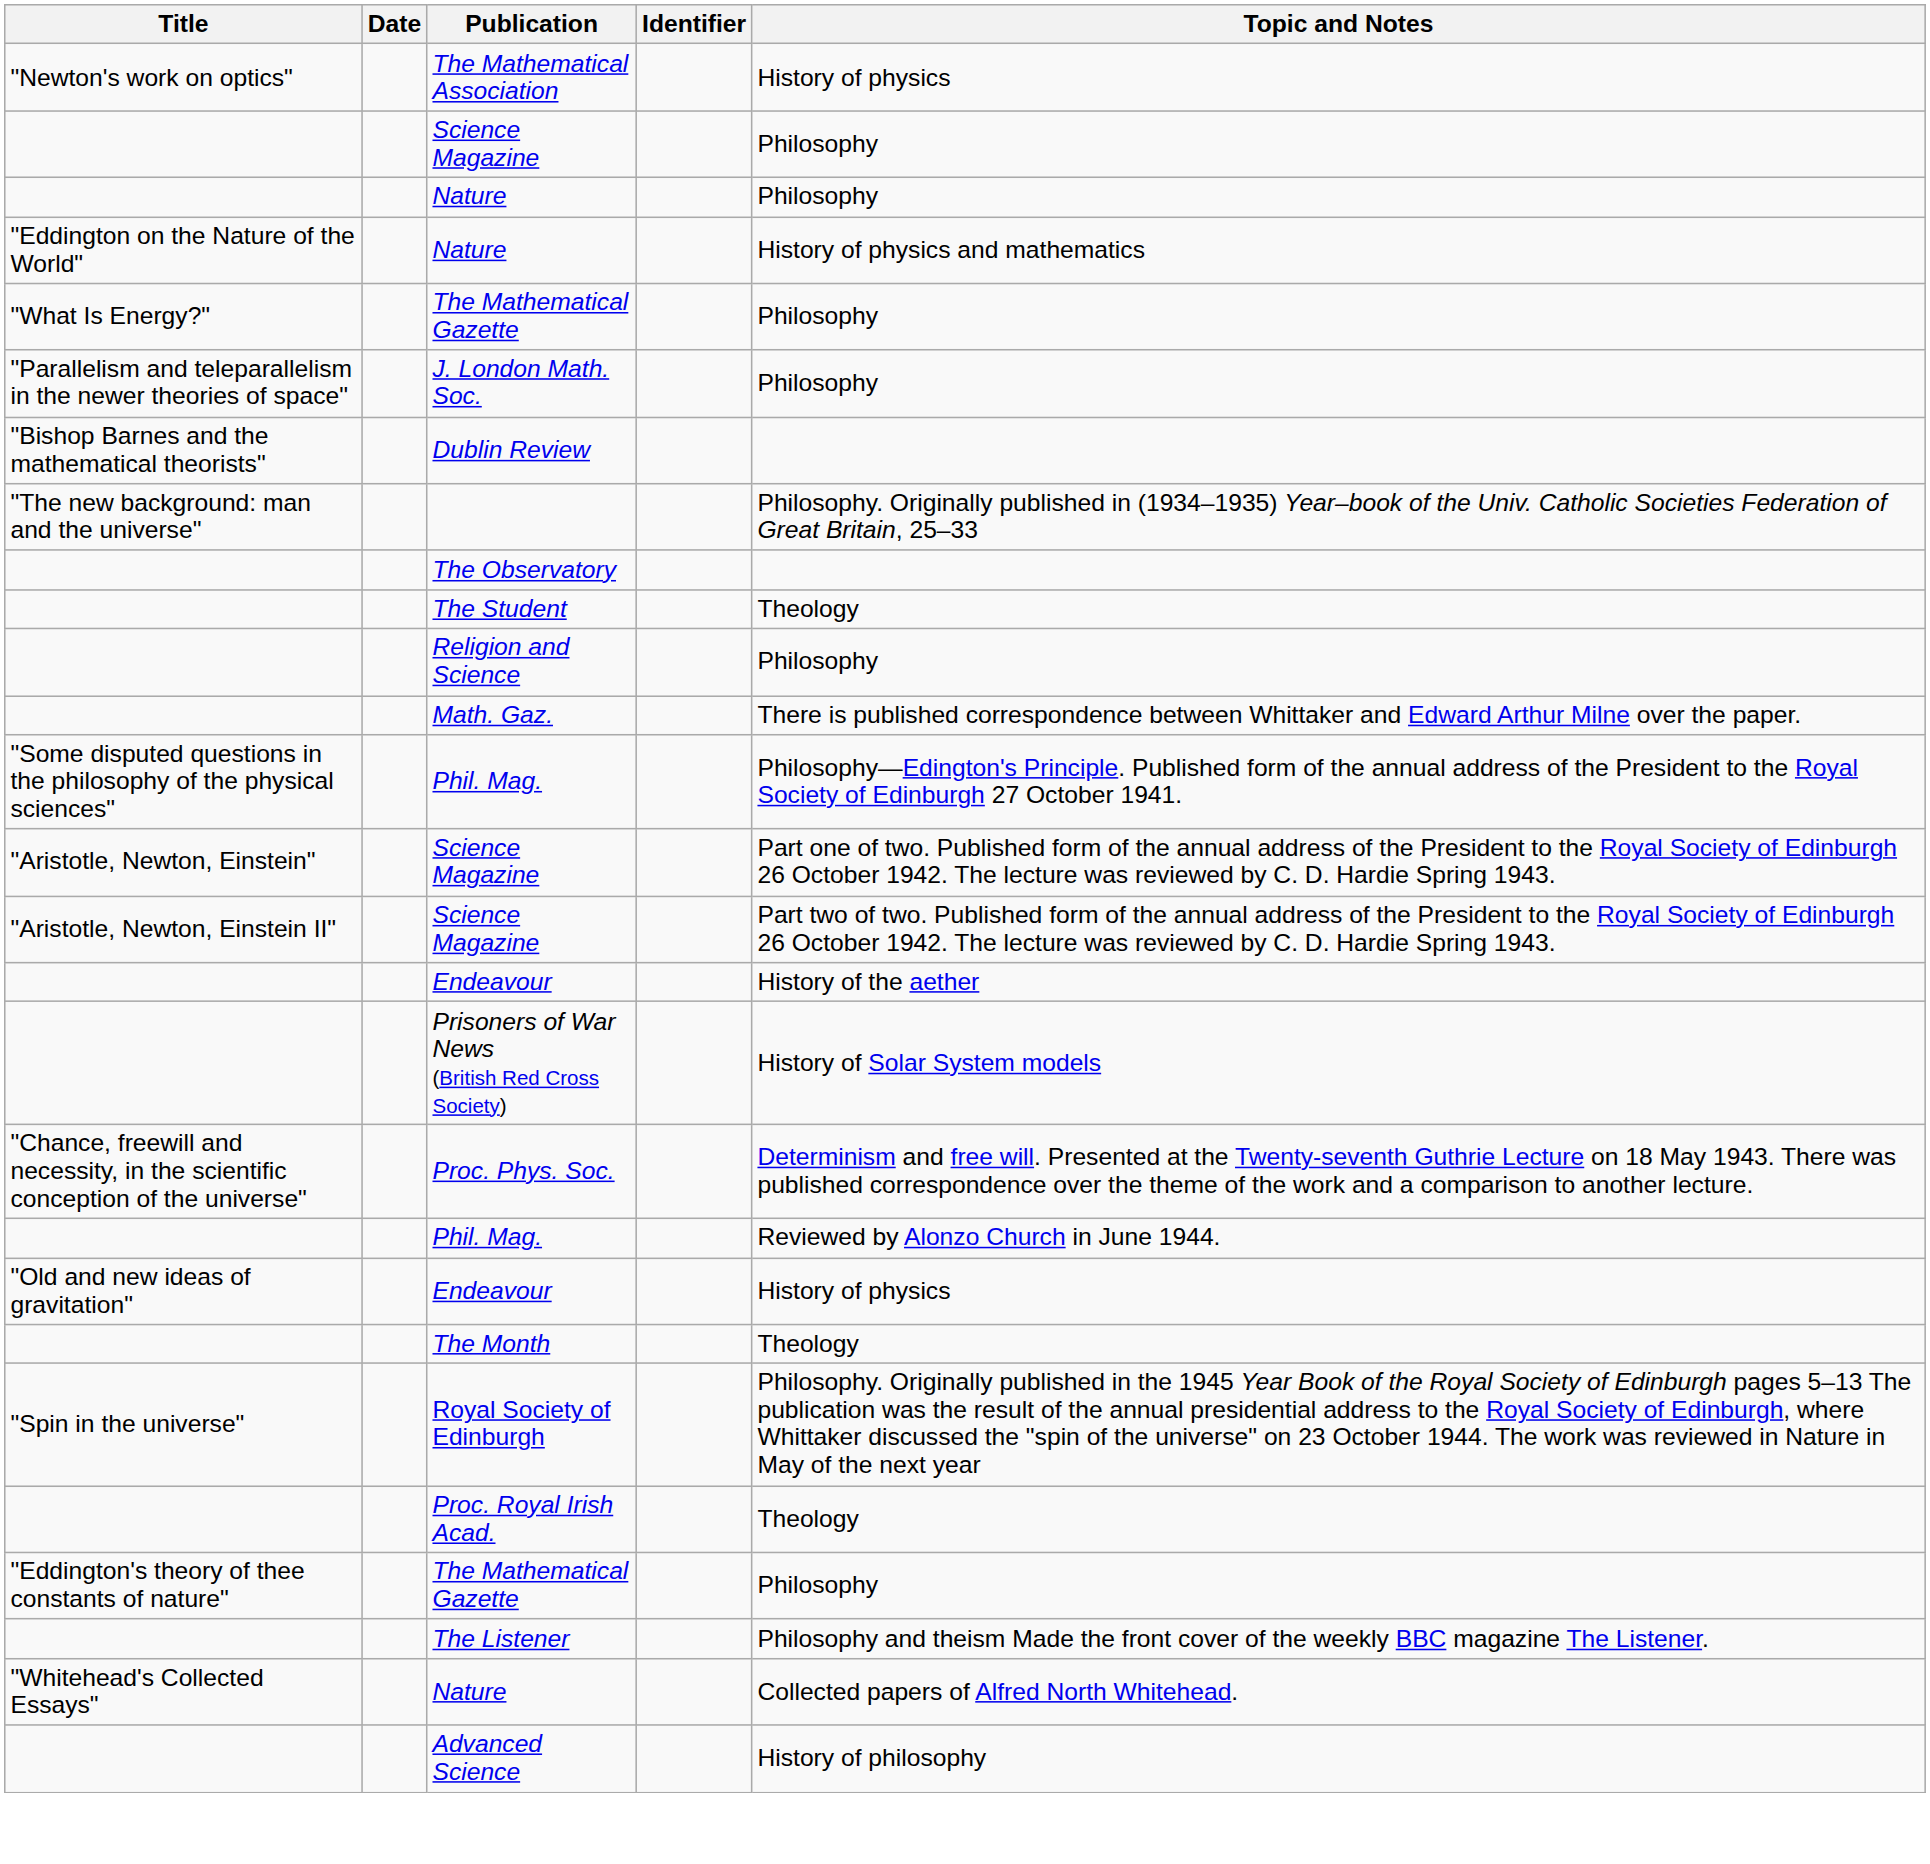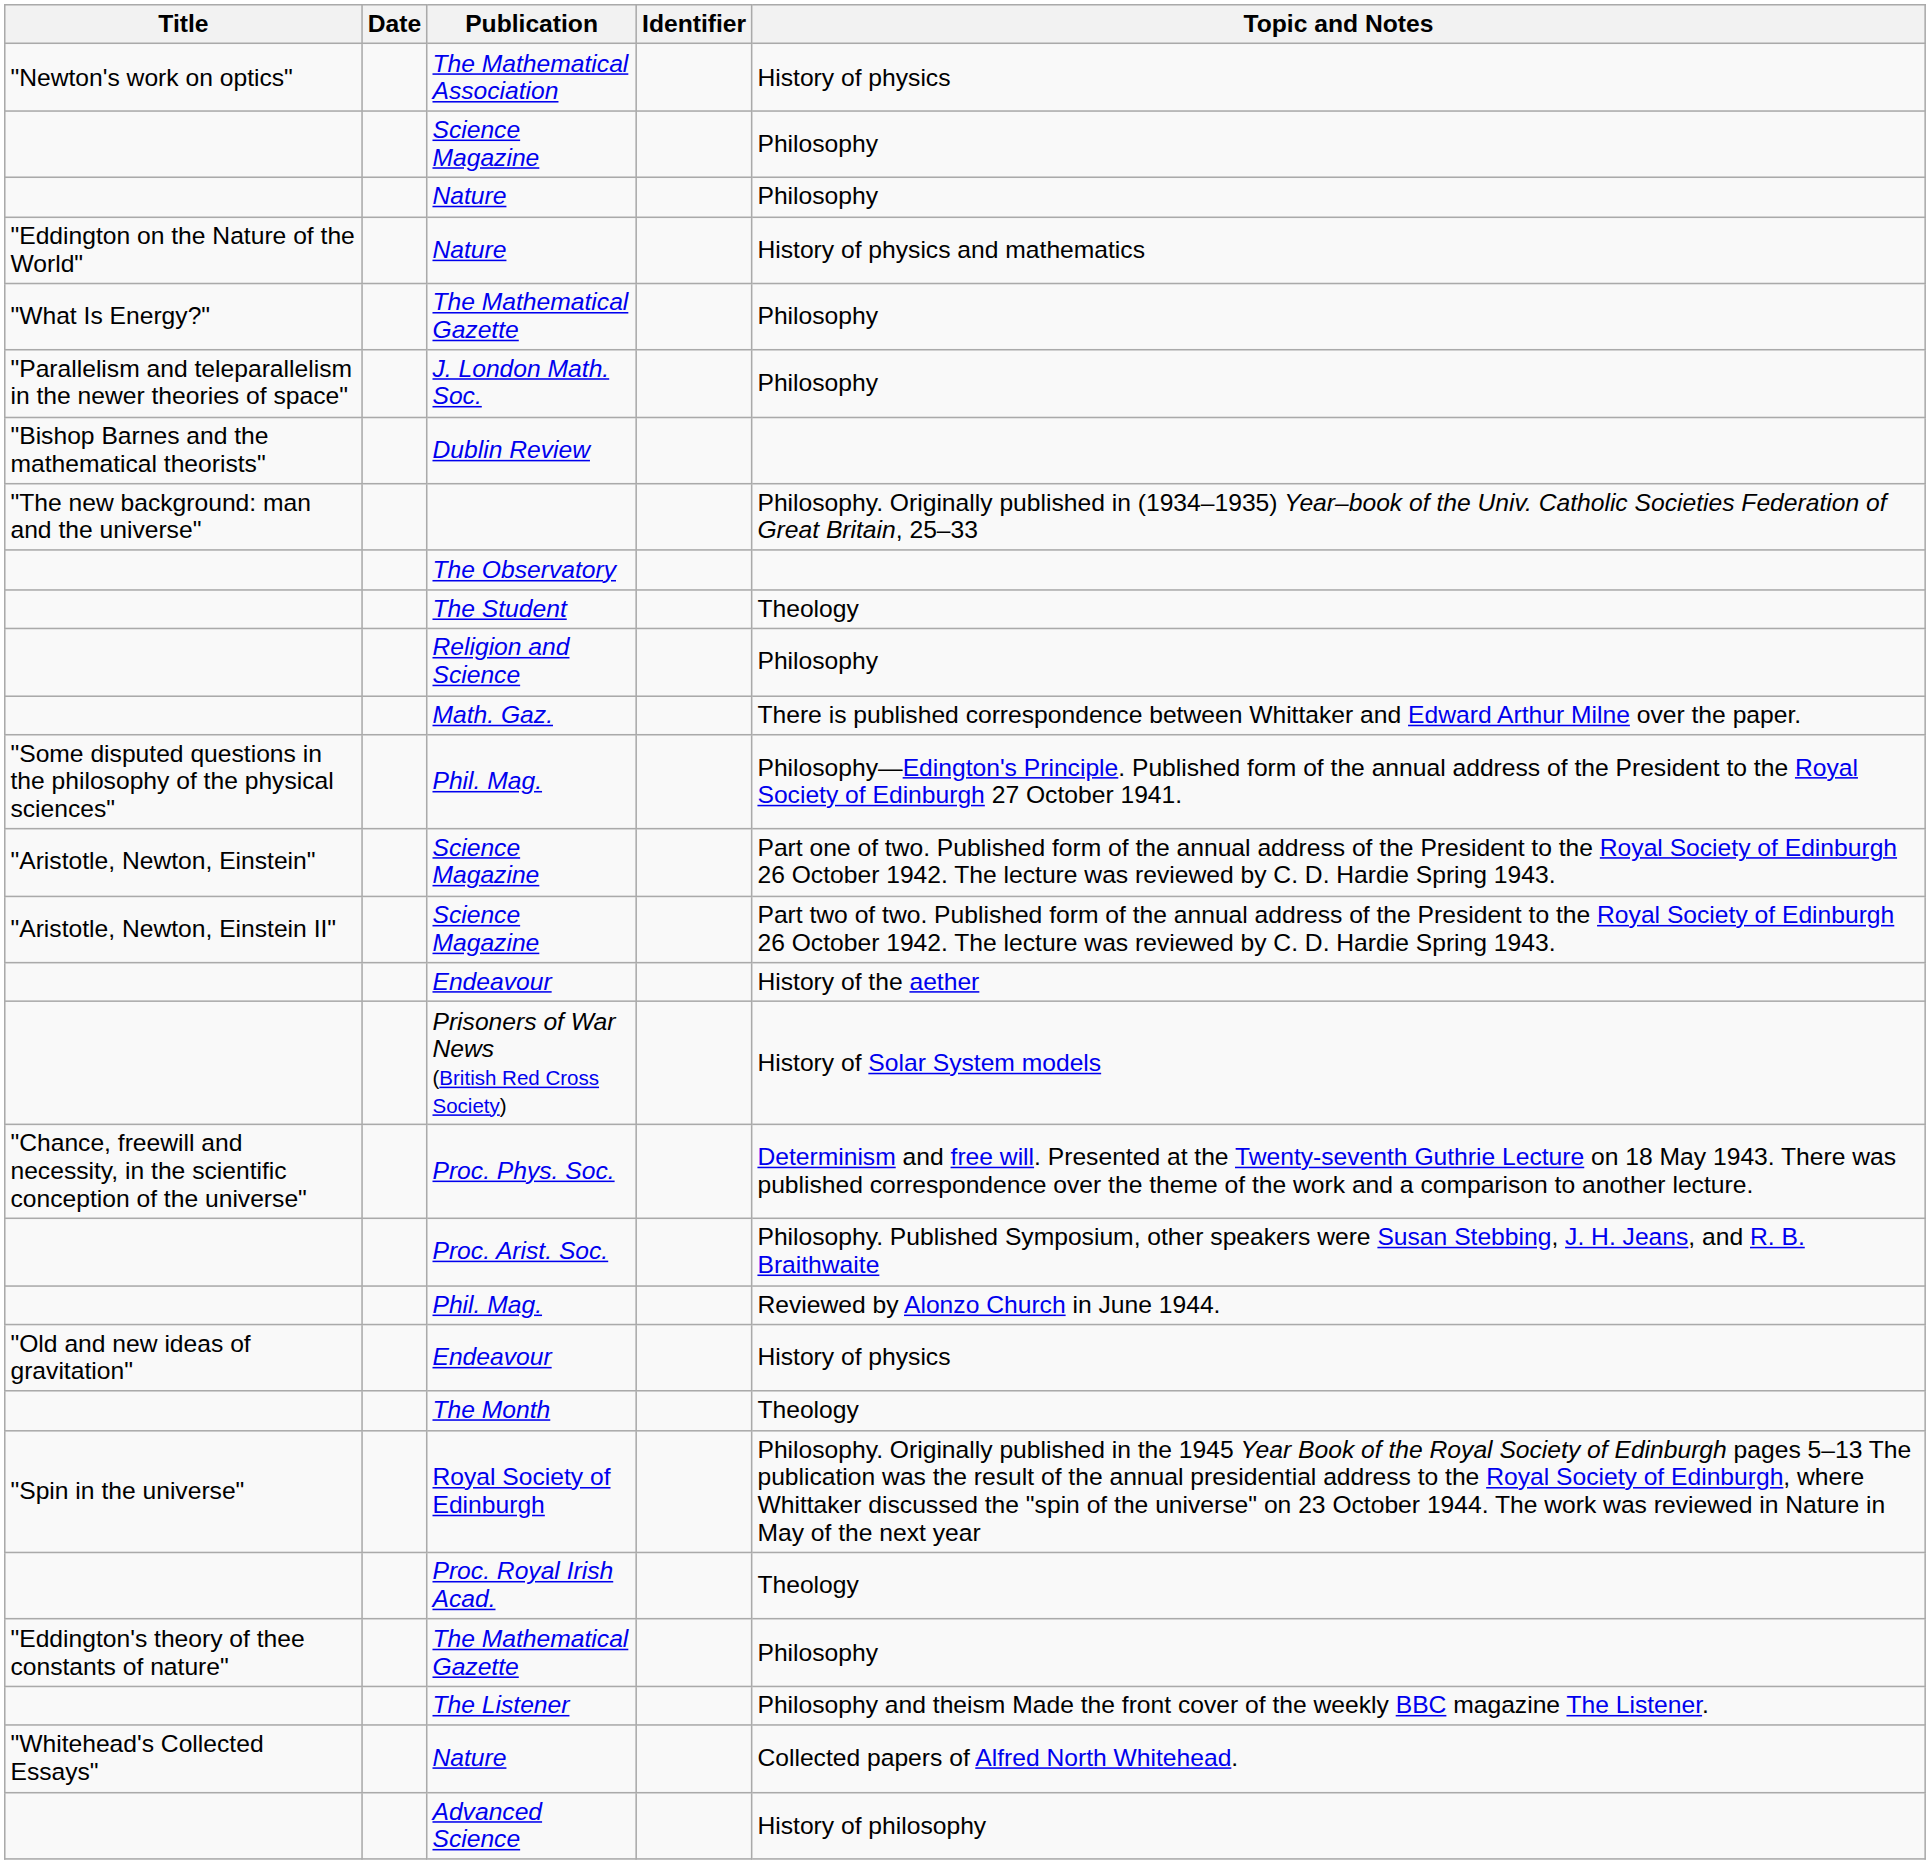+ row: (183, 1252)
